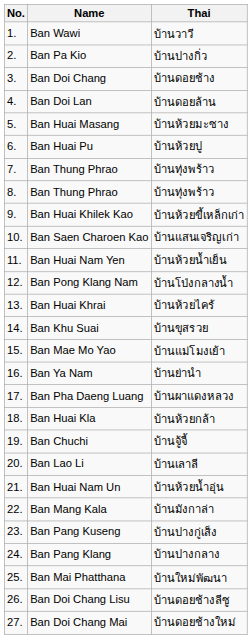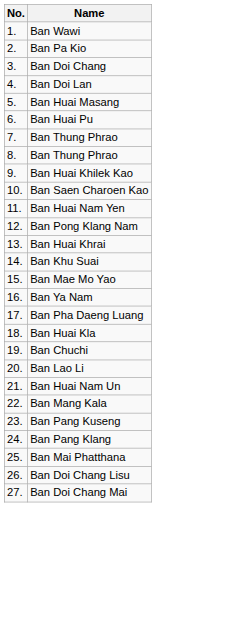- column: (199, 13)
